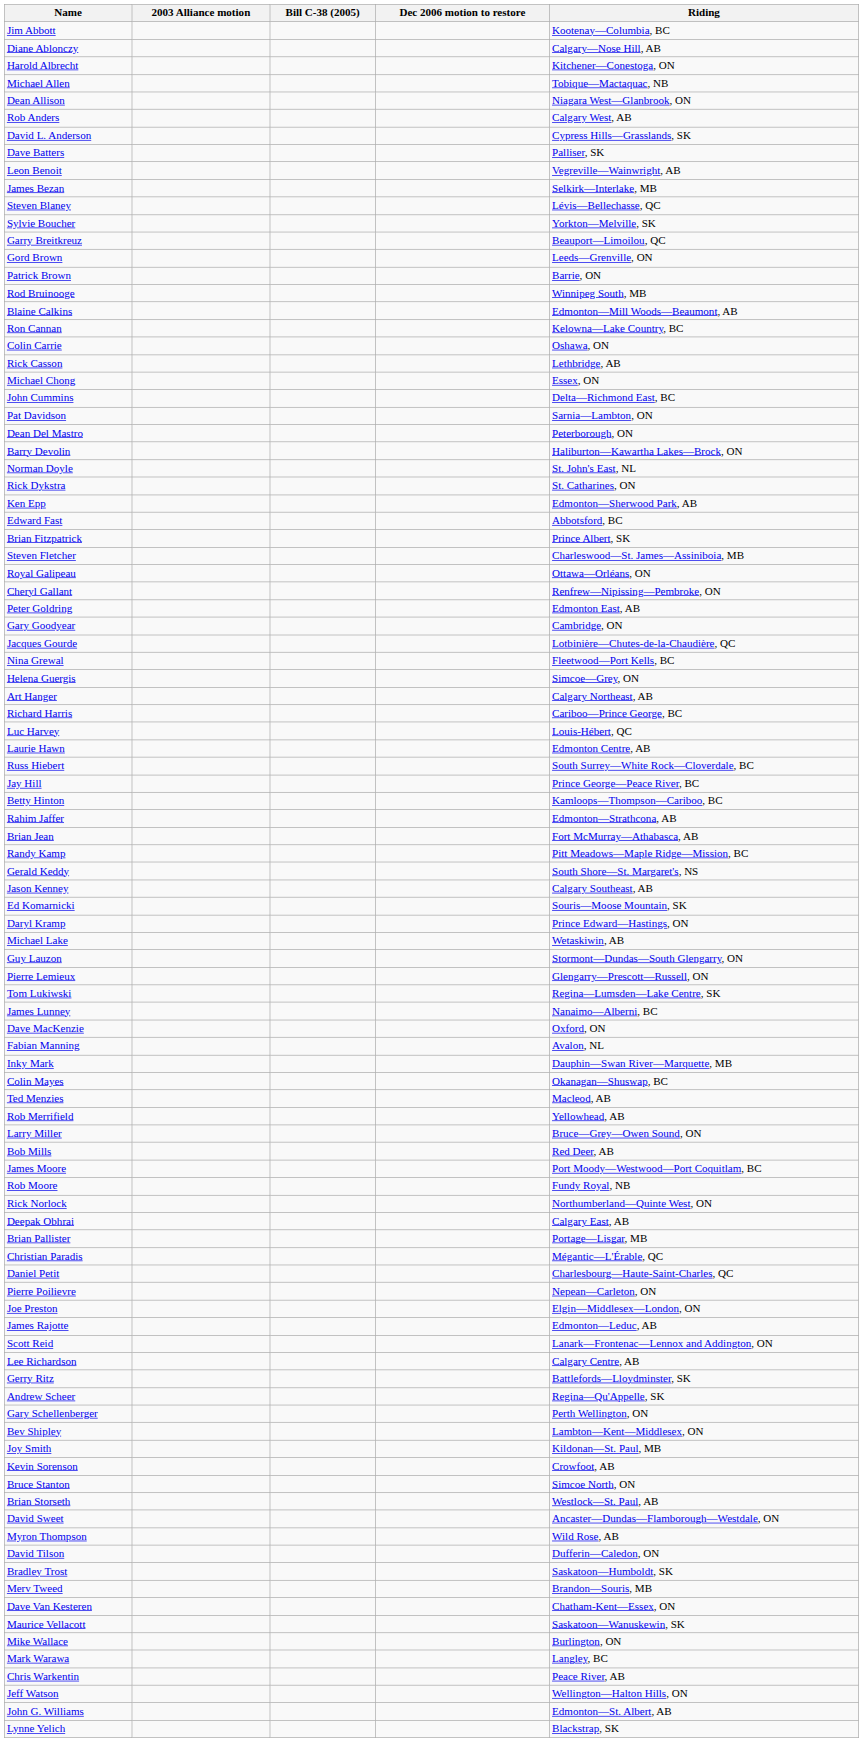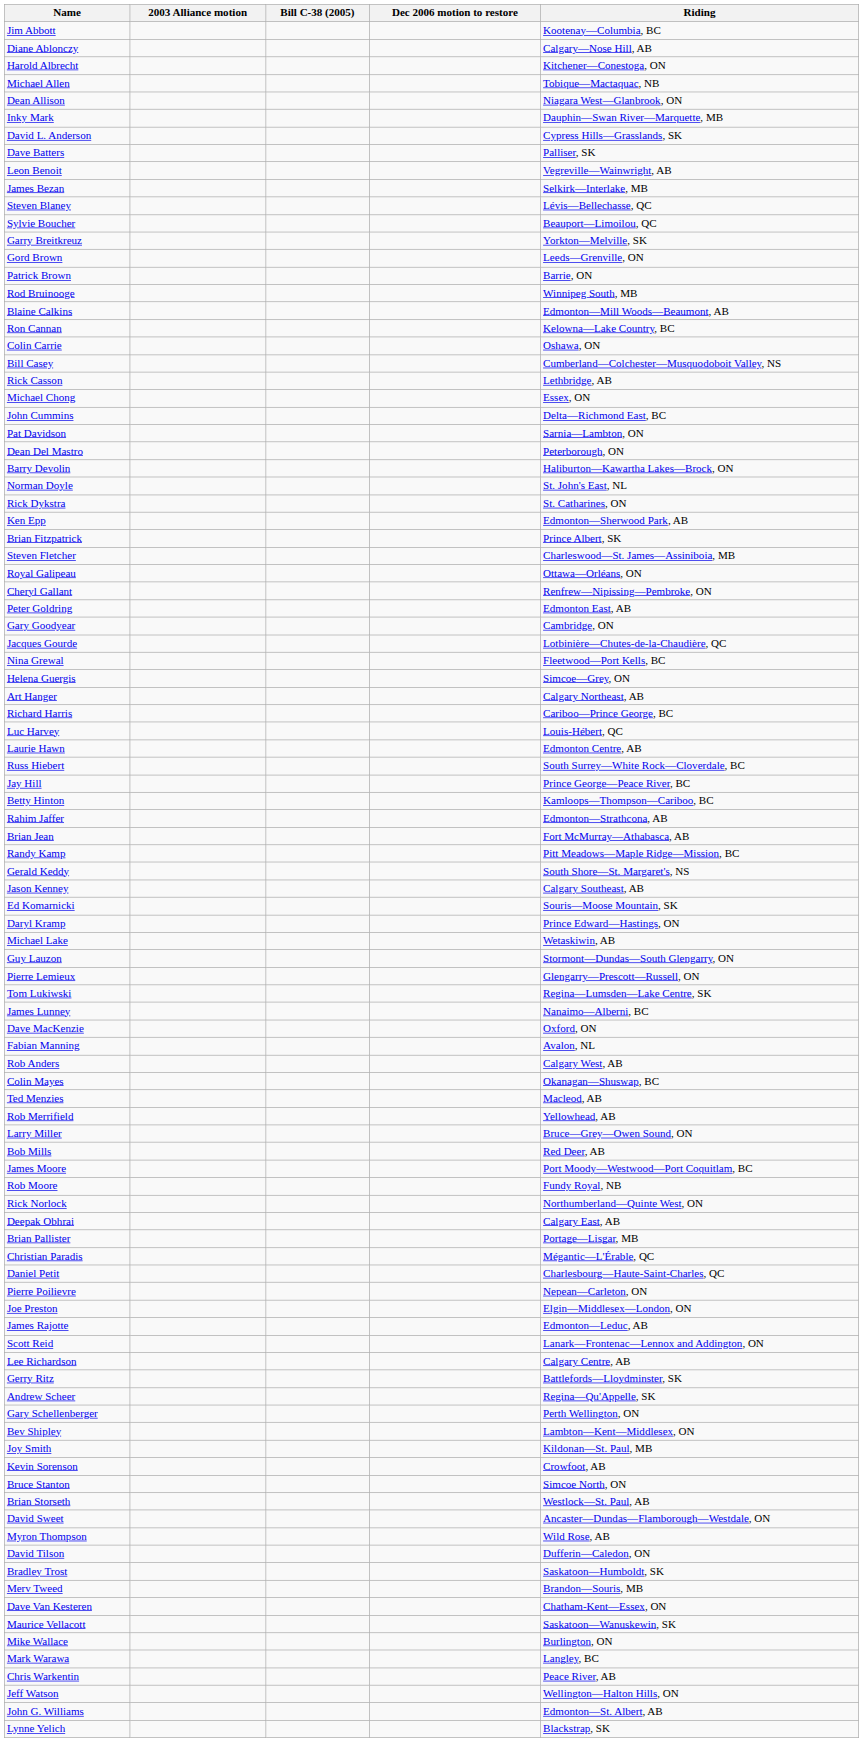rows swapped: (33, 118) <-> (30, 1063)
(604, 223) Yorkton—Melville, SK -> (600, 223) Beauport—Limoilou, QC
(609, 240) Beauport—Limoilou, QC -> (595, 240) Yorkton—Melville, SK
+ row: (30, 363)
- row: (35, 521)
